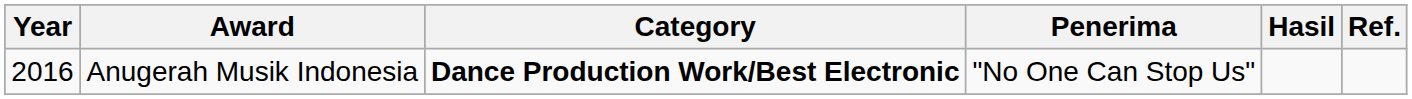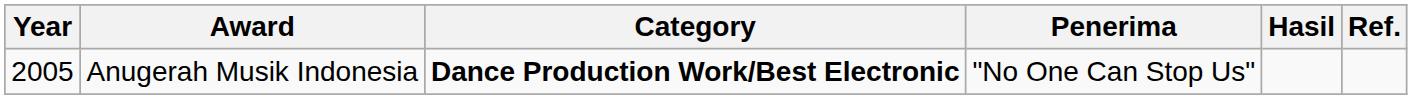(42, 71) 2016 -> (42, 71) 2005
